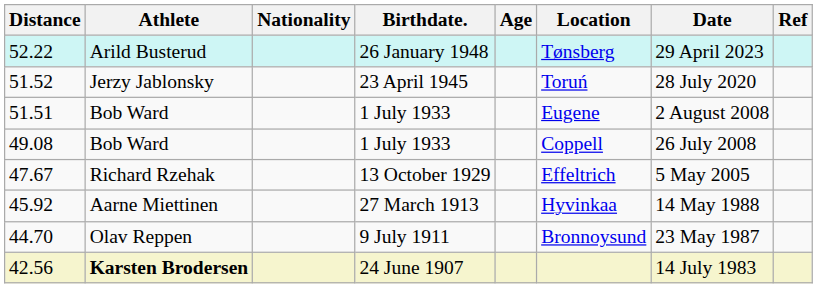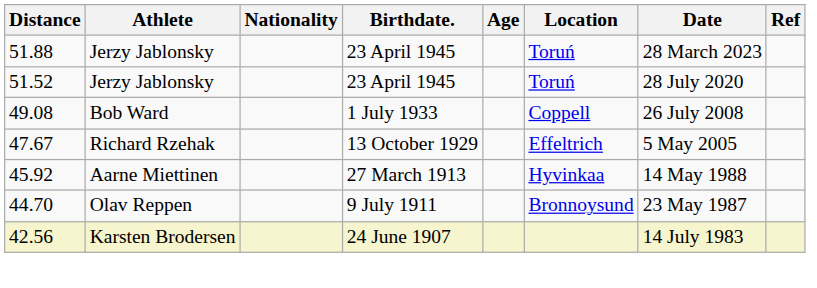- row: (31, 50)
+ row: (31, 50)
- row: (31, 112)
(169, 267) bold -> (163, 236) normal
